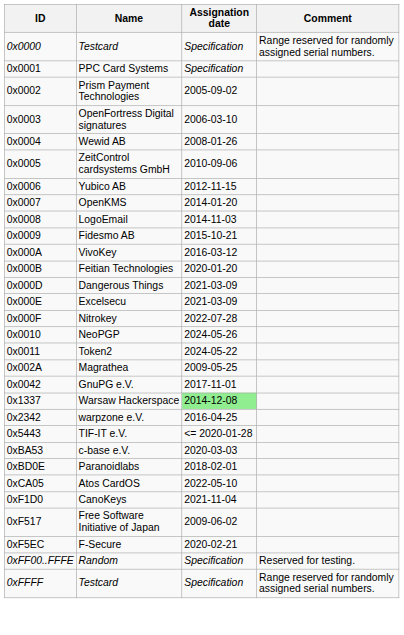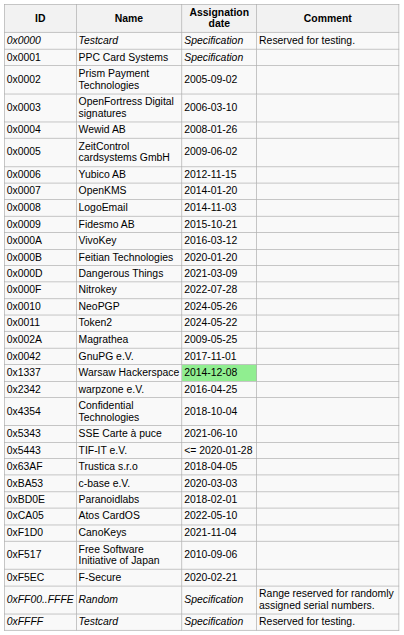(326, 46) Range reserved for randomly assigned serial numbers. -> (307, 40) Reserved for testing.
(211, 164) 2010-09-06 -> (211, 152) 2009-06-02
- row: (24, 302)
+ row: (24, 411)
+ row: (24, 434)
+ row: (25, 467)
(211, 522) 2009-06-02 -> (211, 555) 2010-09-06
(307, 561) Reserved for testing. -> (326, 600) Range reserved for randomly assigned serial numbers.
(326, 583) Range reserved for randomly assigned serial numbers. -> (307, 622) Reserved for testing.
